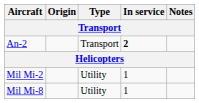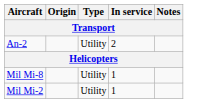(100, 43) Transport -> (93, 43) Utility
(126, 43) bold -> (113, 43) normal
rows swapped: (25, 91) <-> (25, 75)
